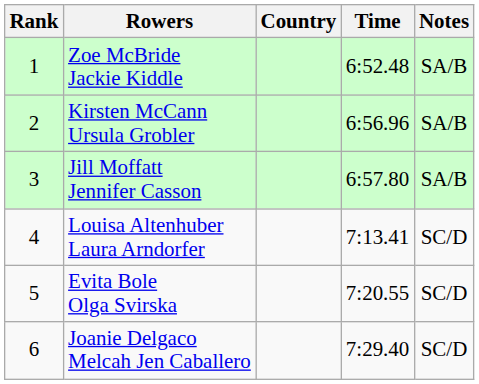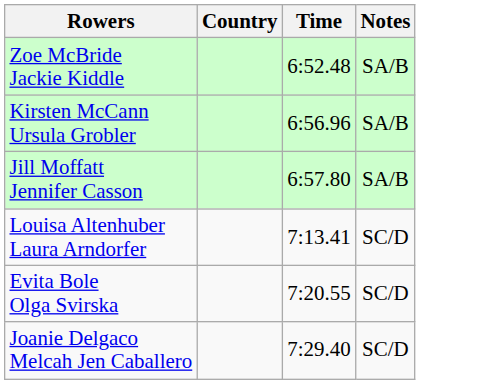- column: (34, 21)
